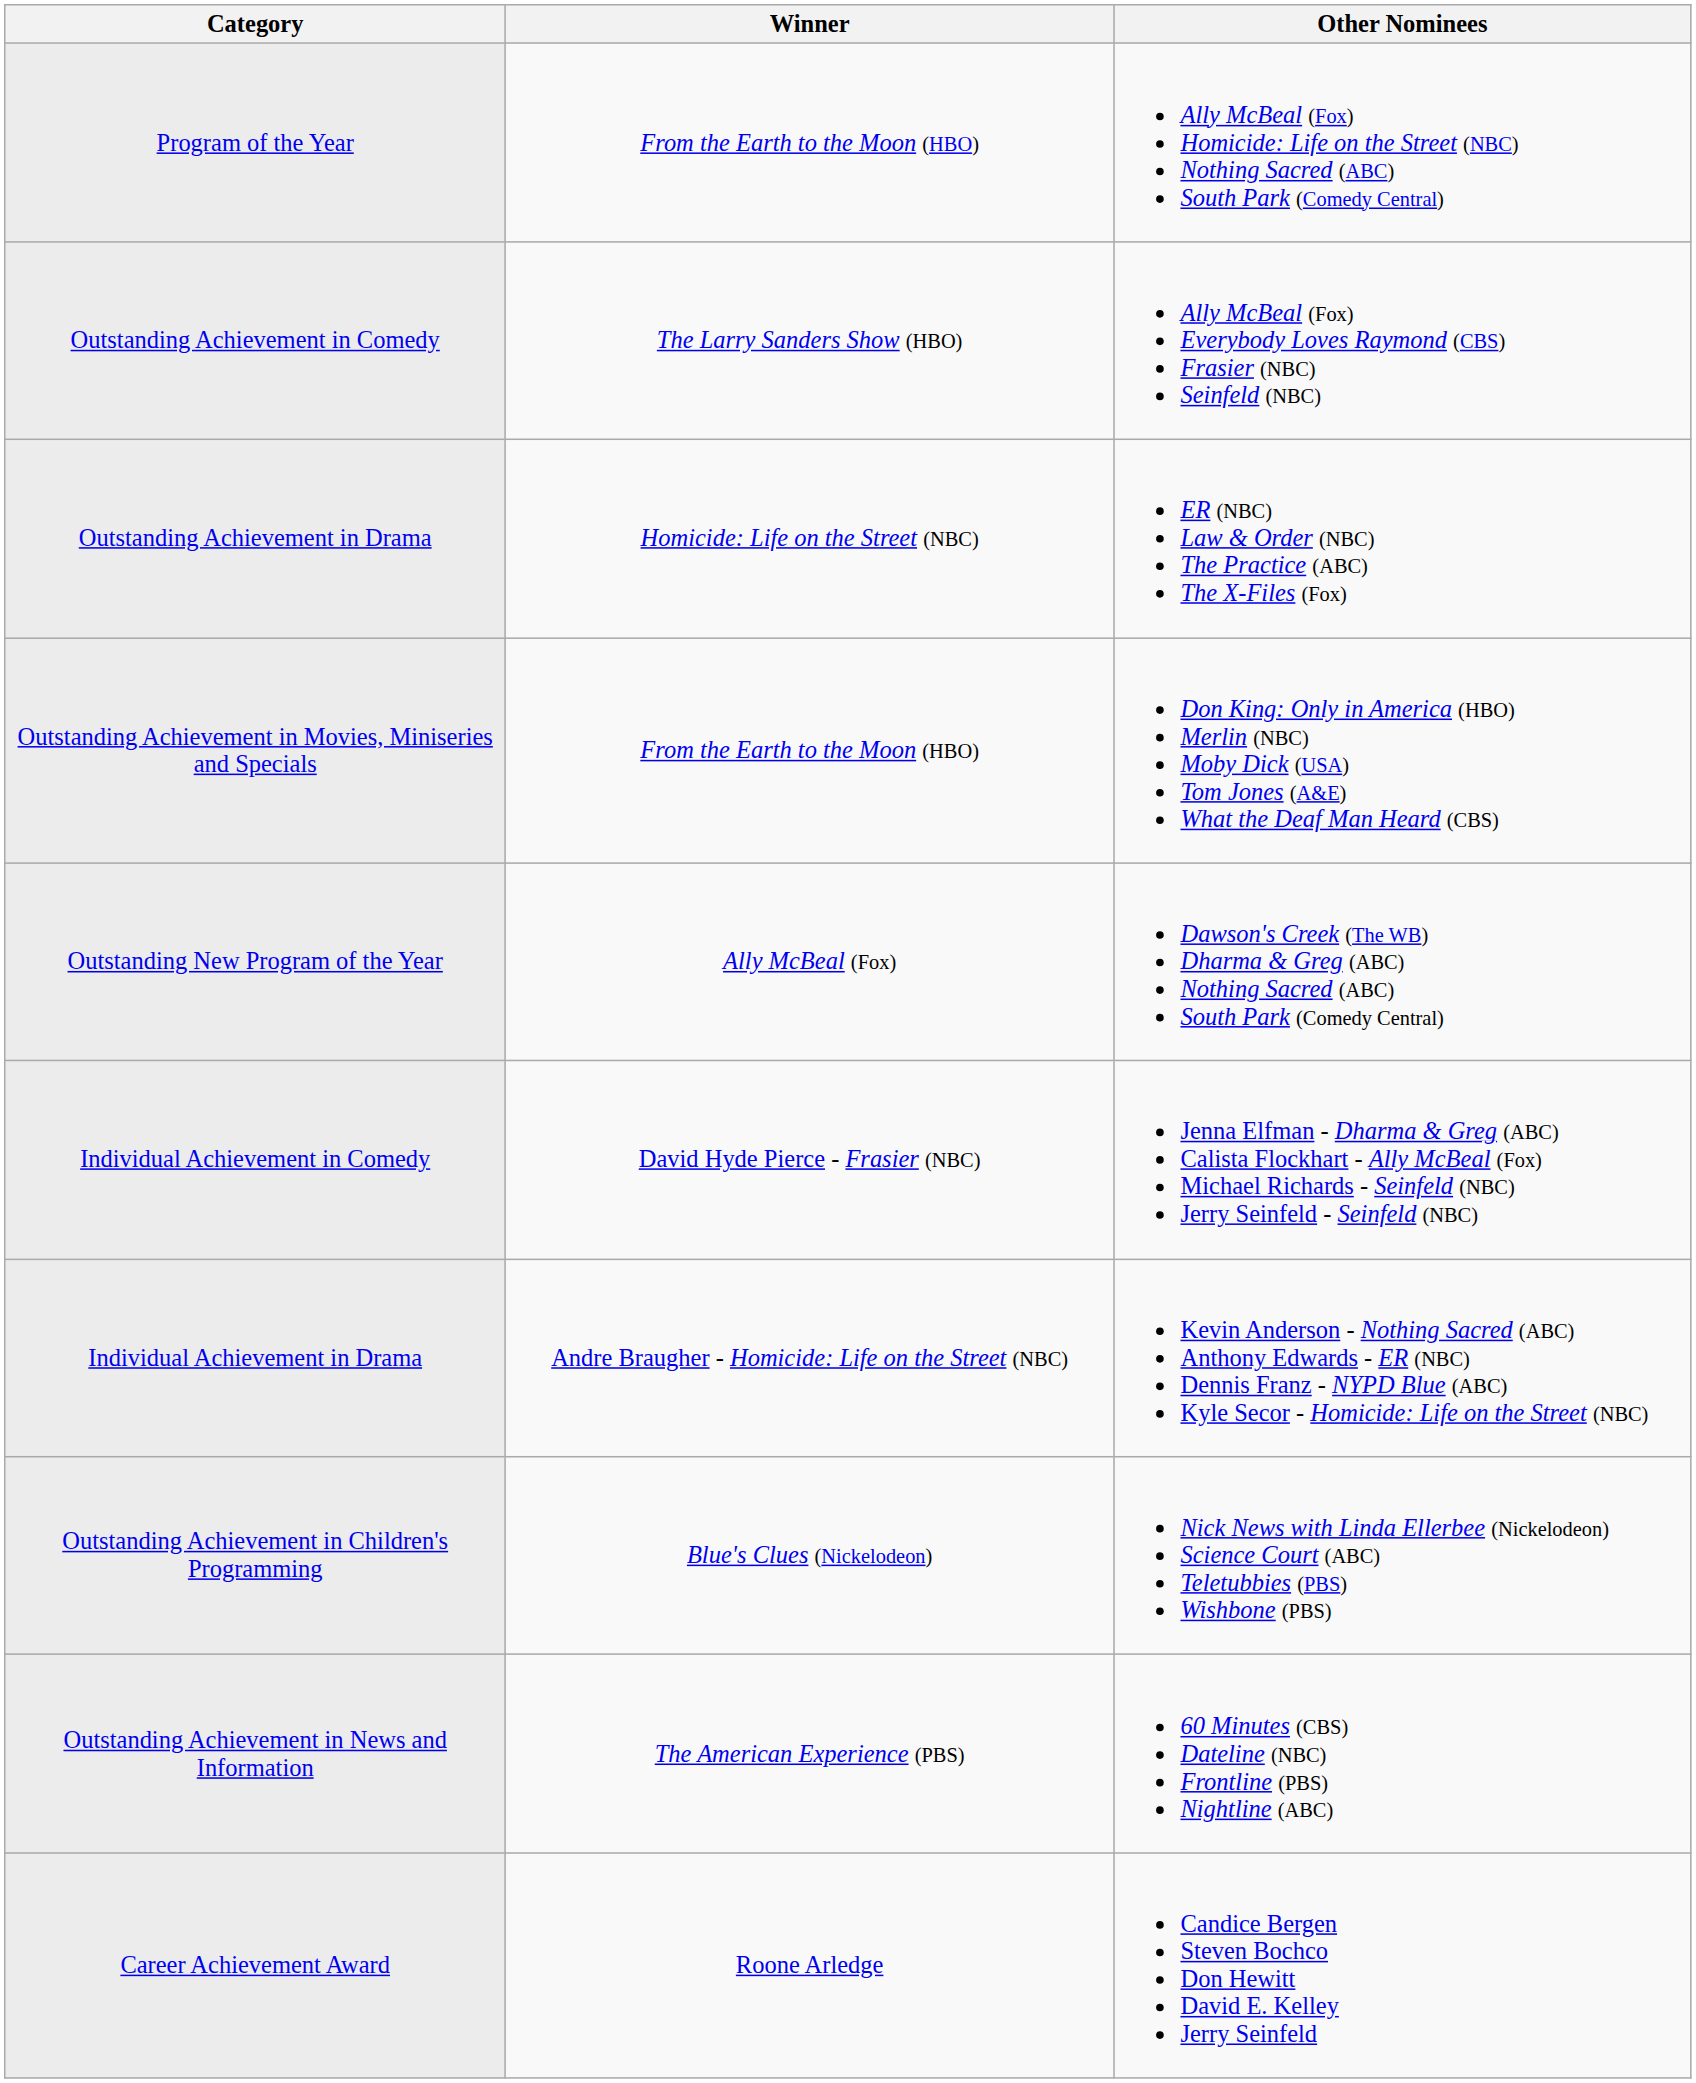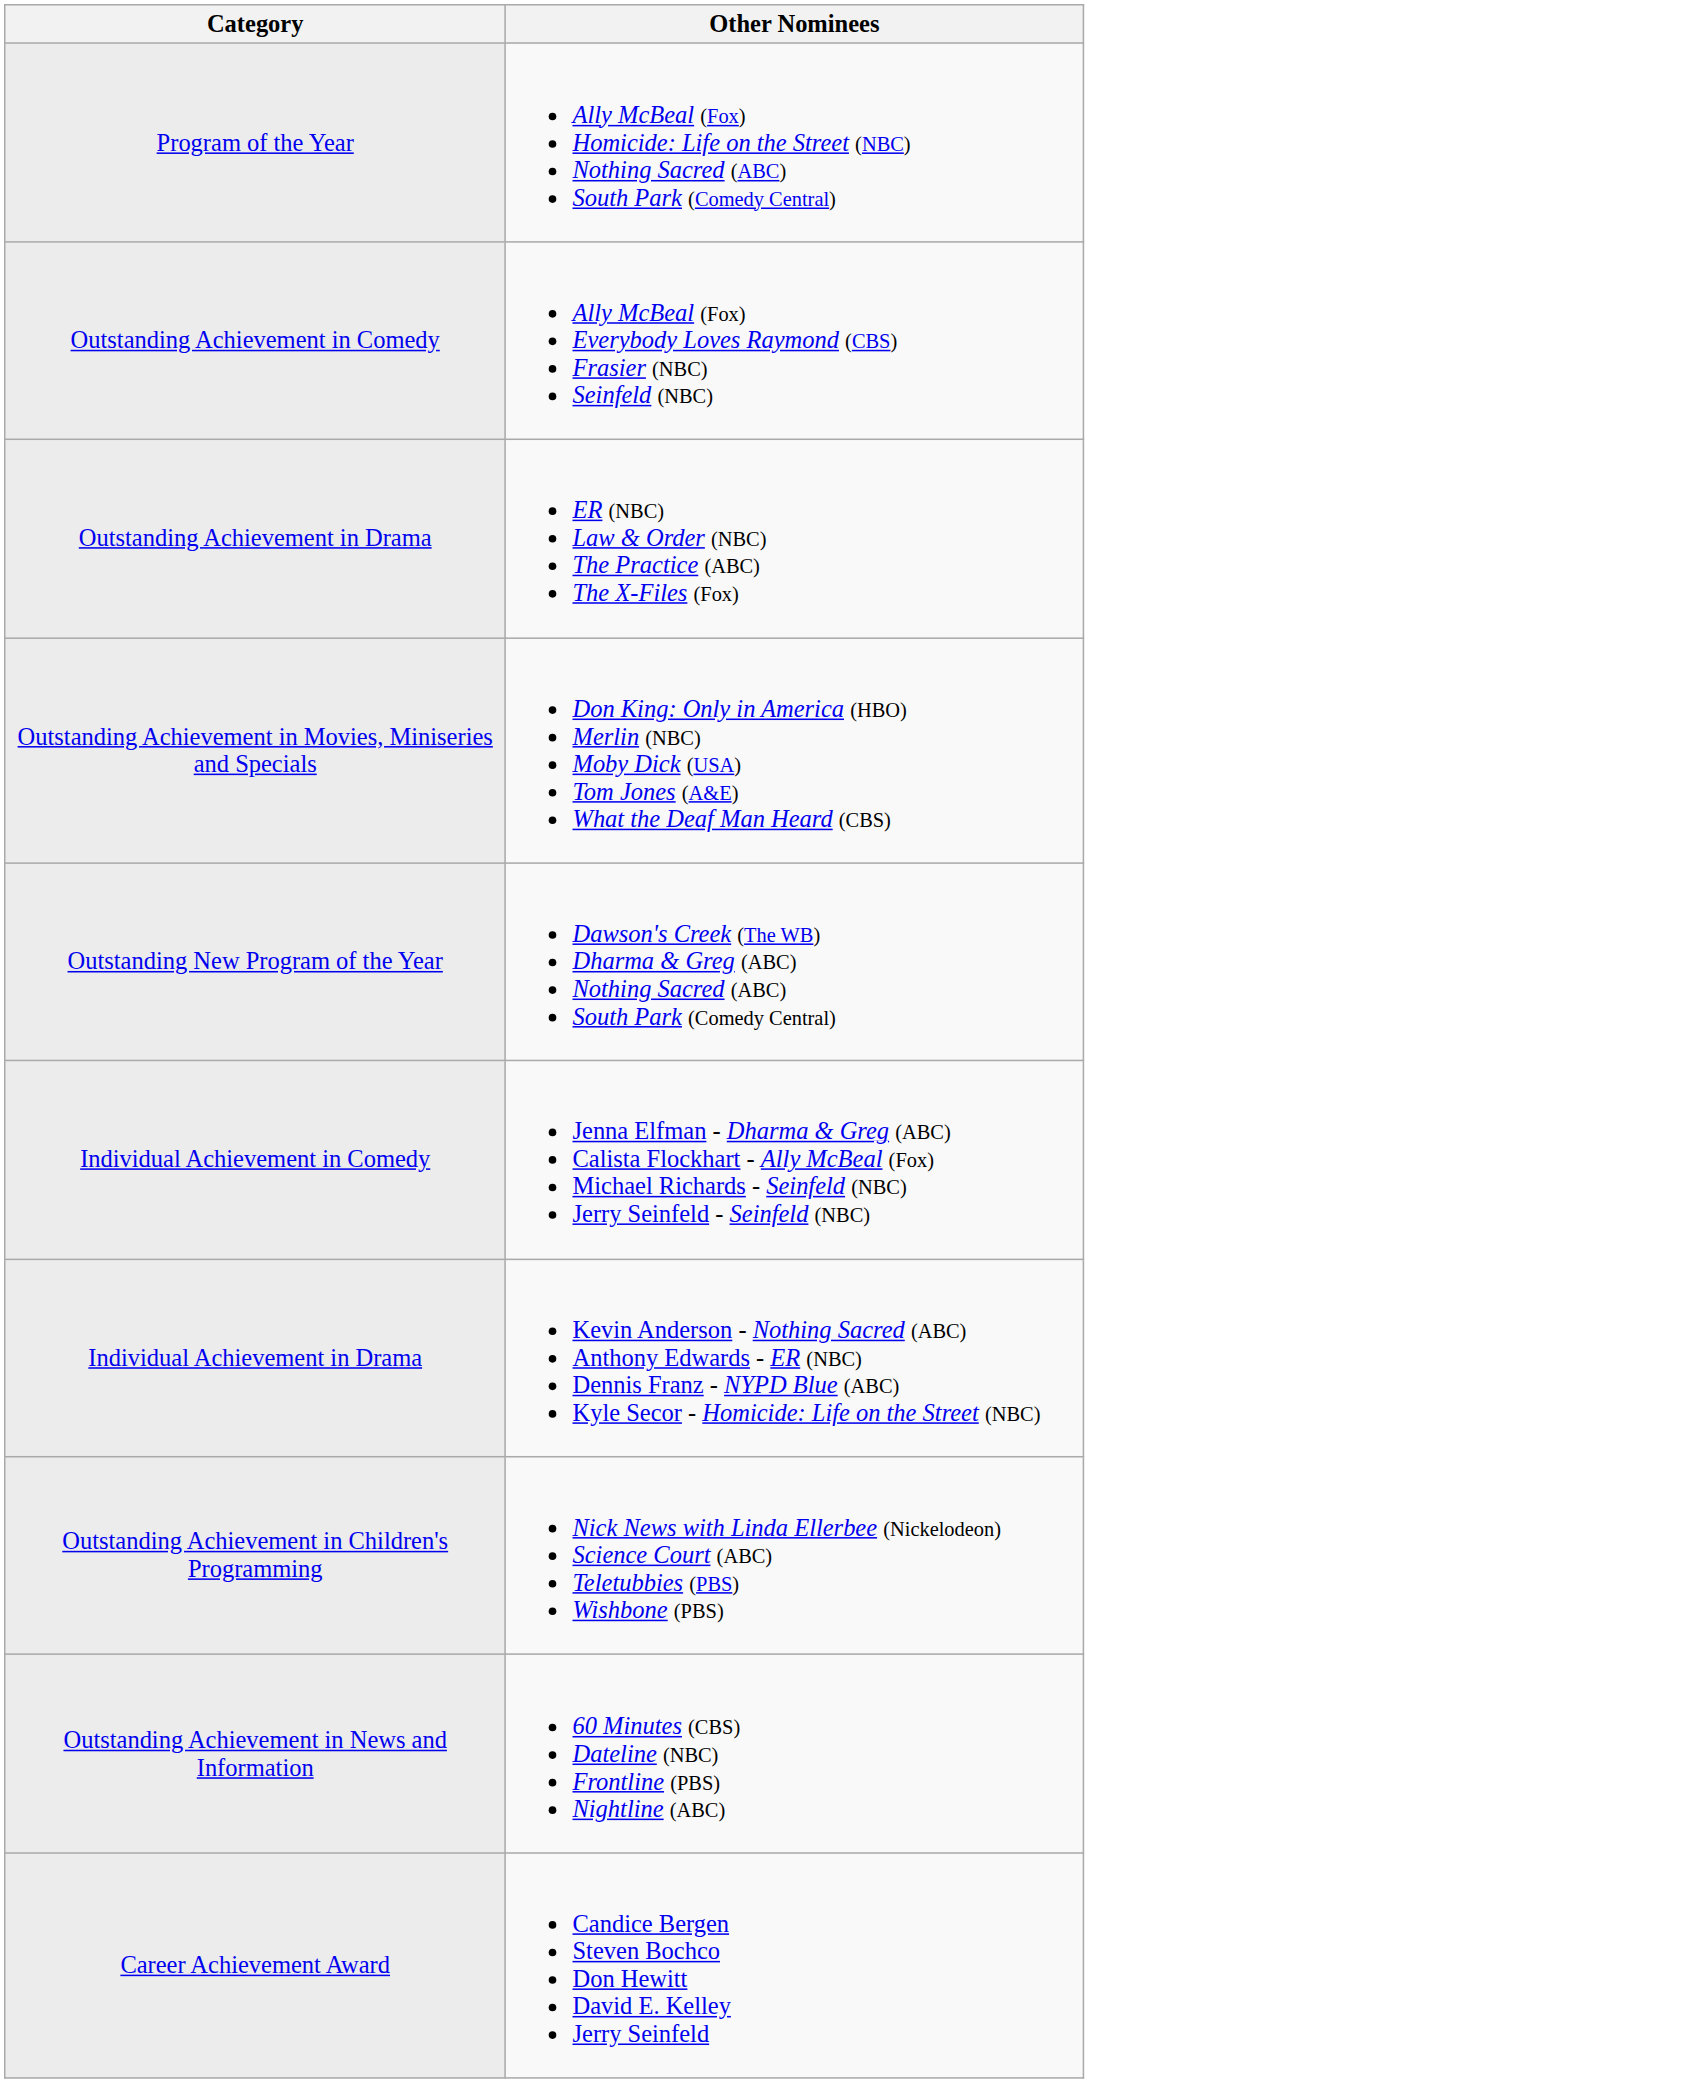- column: (810, 23)
